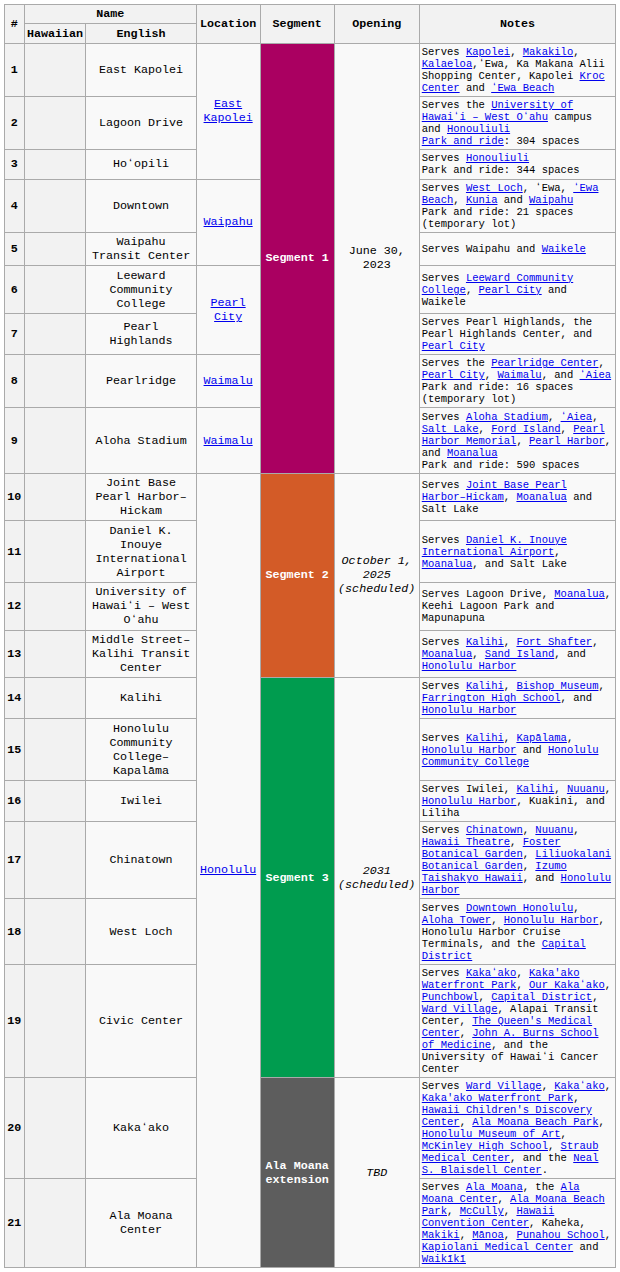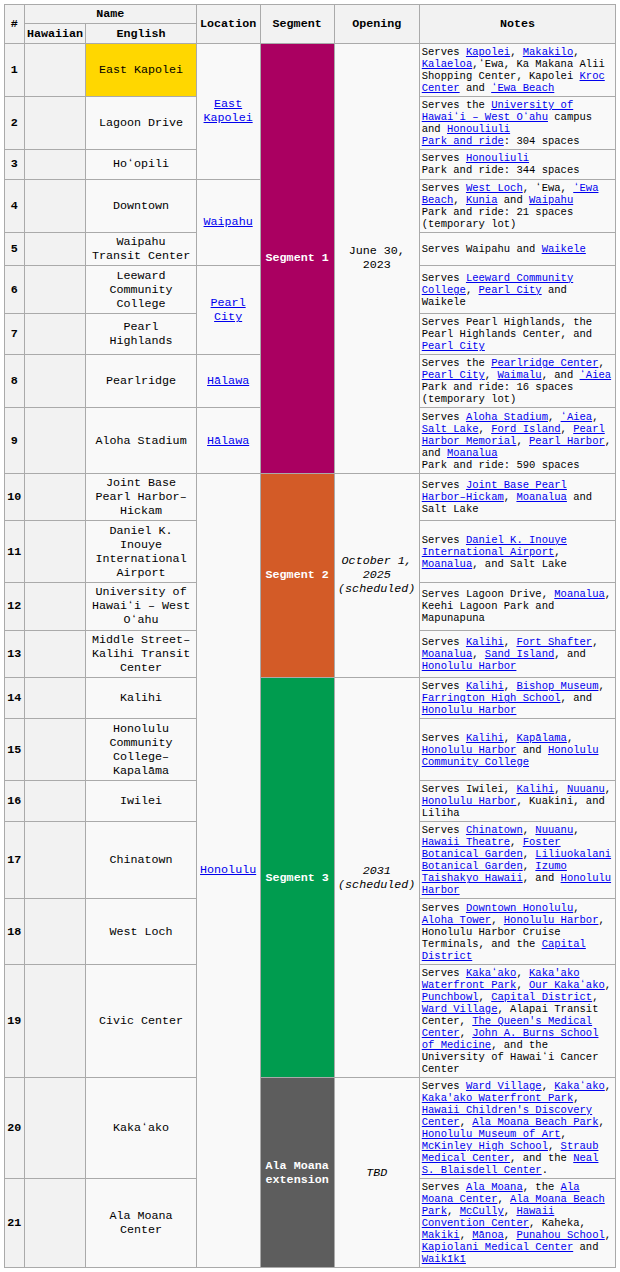(141, 70) no background -> (141, 70) gold background
(228, 381) Waimalu -> (228, 381) Hālawa
(228, 441) Waimalu -> (228, 441) Hālawa
